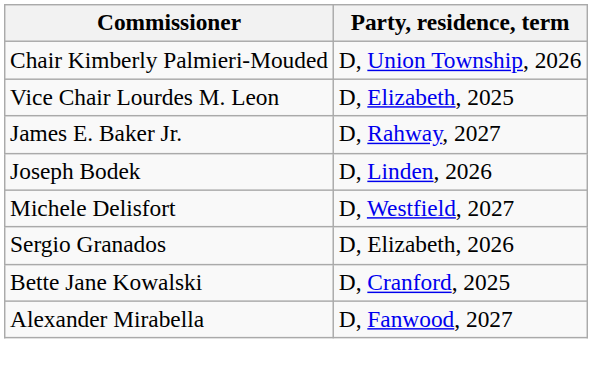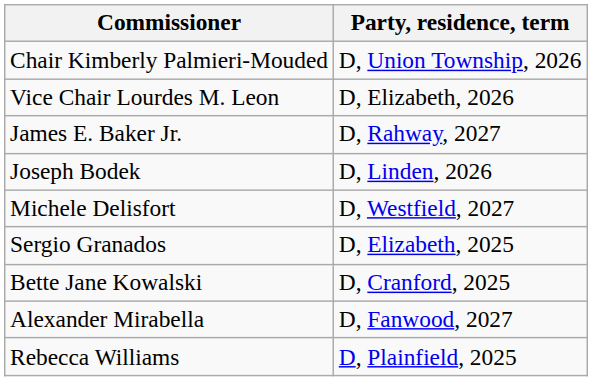(426, 97) D, Elizabeth, 2025 -> (426, 97) D, Elizabeth, 2026
(426, 245) D, Elizabeth, 2026 -> (426, 245) D, Elizabeth, 2025
+ row: (95, 356)
